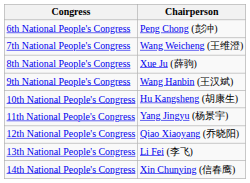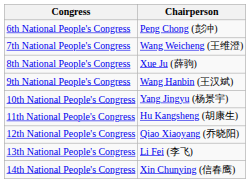(189, 99) Hu Kangsheng (胡康生) -> (184, 99) Yang Jingyu (杨景宇)
(184, 116) Yang Jingyu (杨景宇) -> (189, 116) Hu Kangsheng (胡康生)
